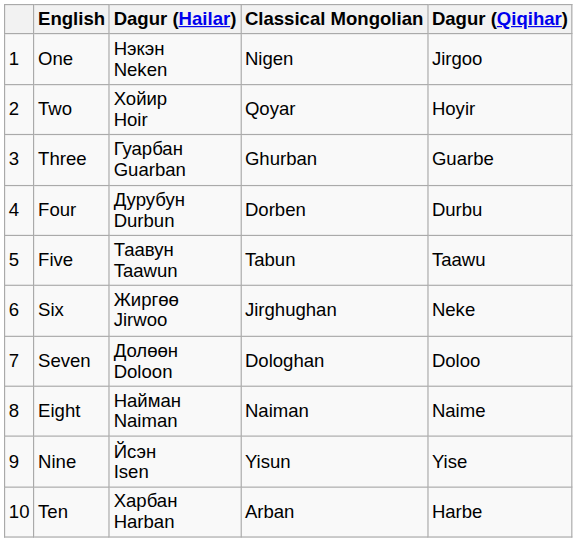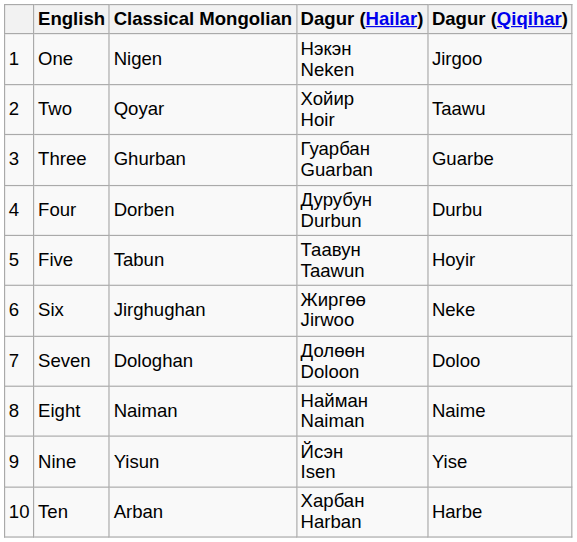columns swapped: (334, 19) <-> (175, 19)
(454, 109) Hoyir -> (459, 109) Taawu
(459, 260) Taawu -> (454, 260) Hoyir
